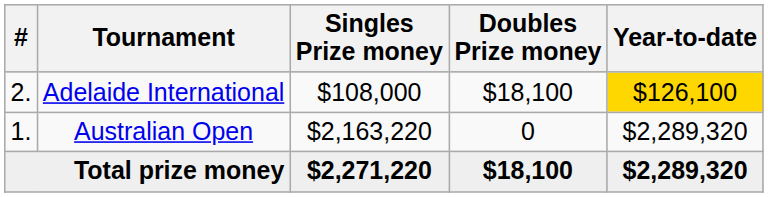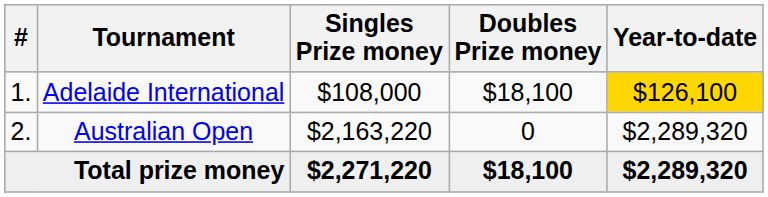(21, 91) 2. -> (21, 91) 1.
(21, 131) 1. -> (21, 131) 2.
